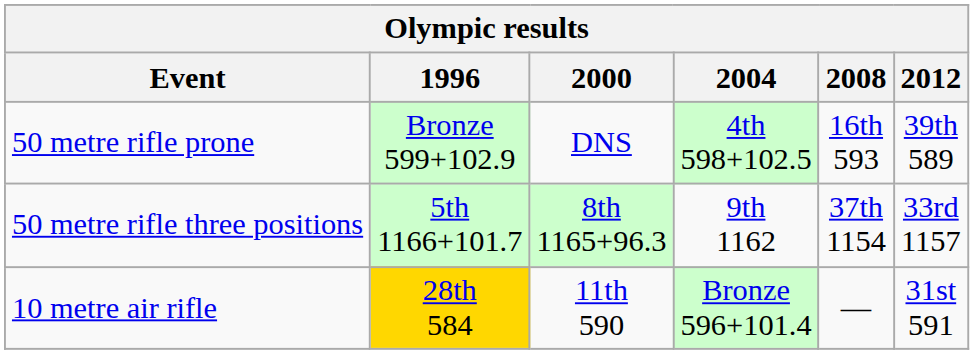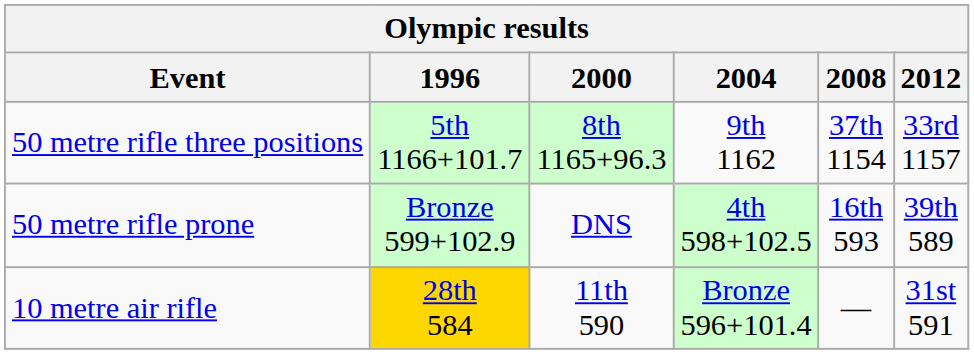rows swapped: (188, 224) <-> (133, 142)
